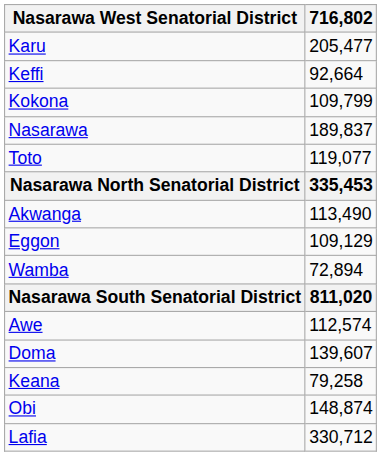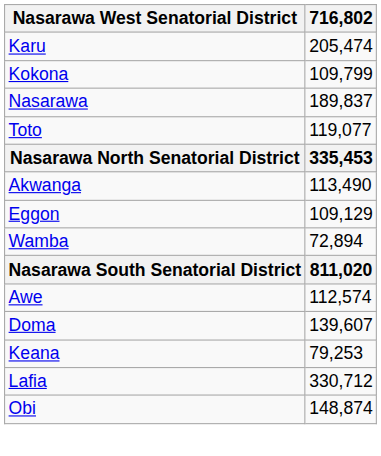(341, 46) 205,477 -> (341, 46) 205,474
- row: (26, 74)
(336, 381) 79,258 -> (336, 353) 79,253
rows swapped: (28, 437) <-> (22, 409)
